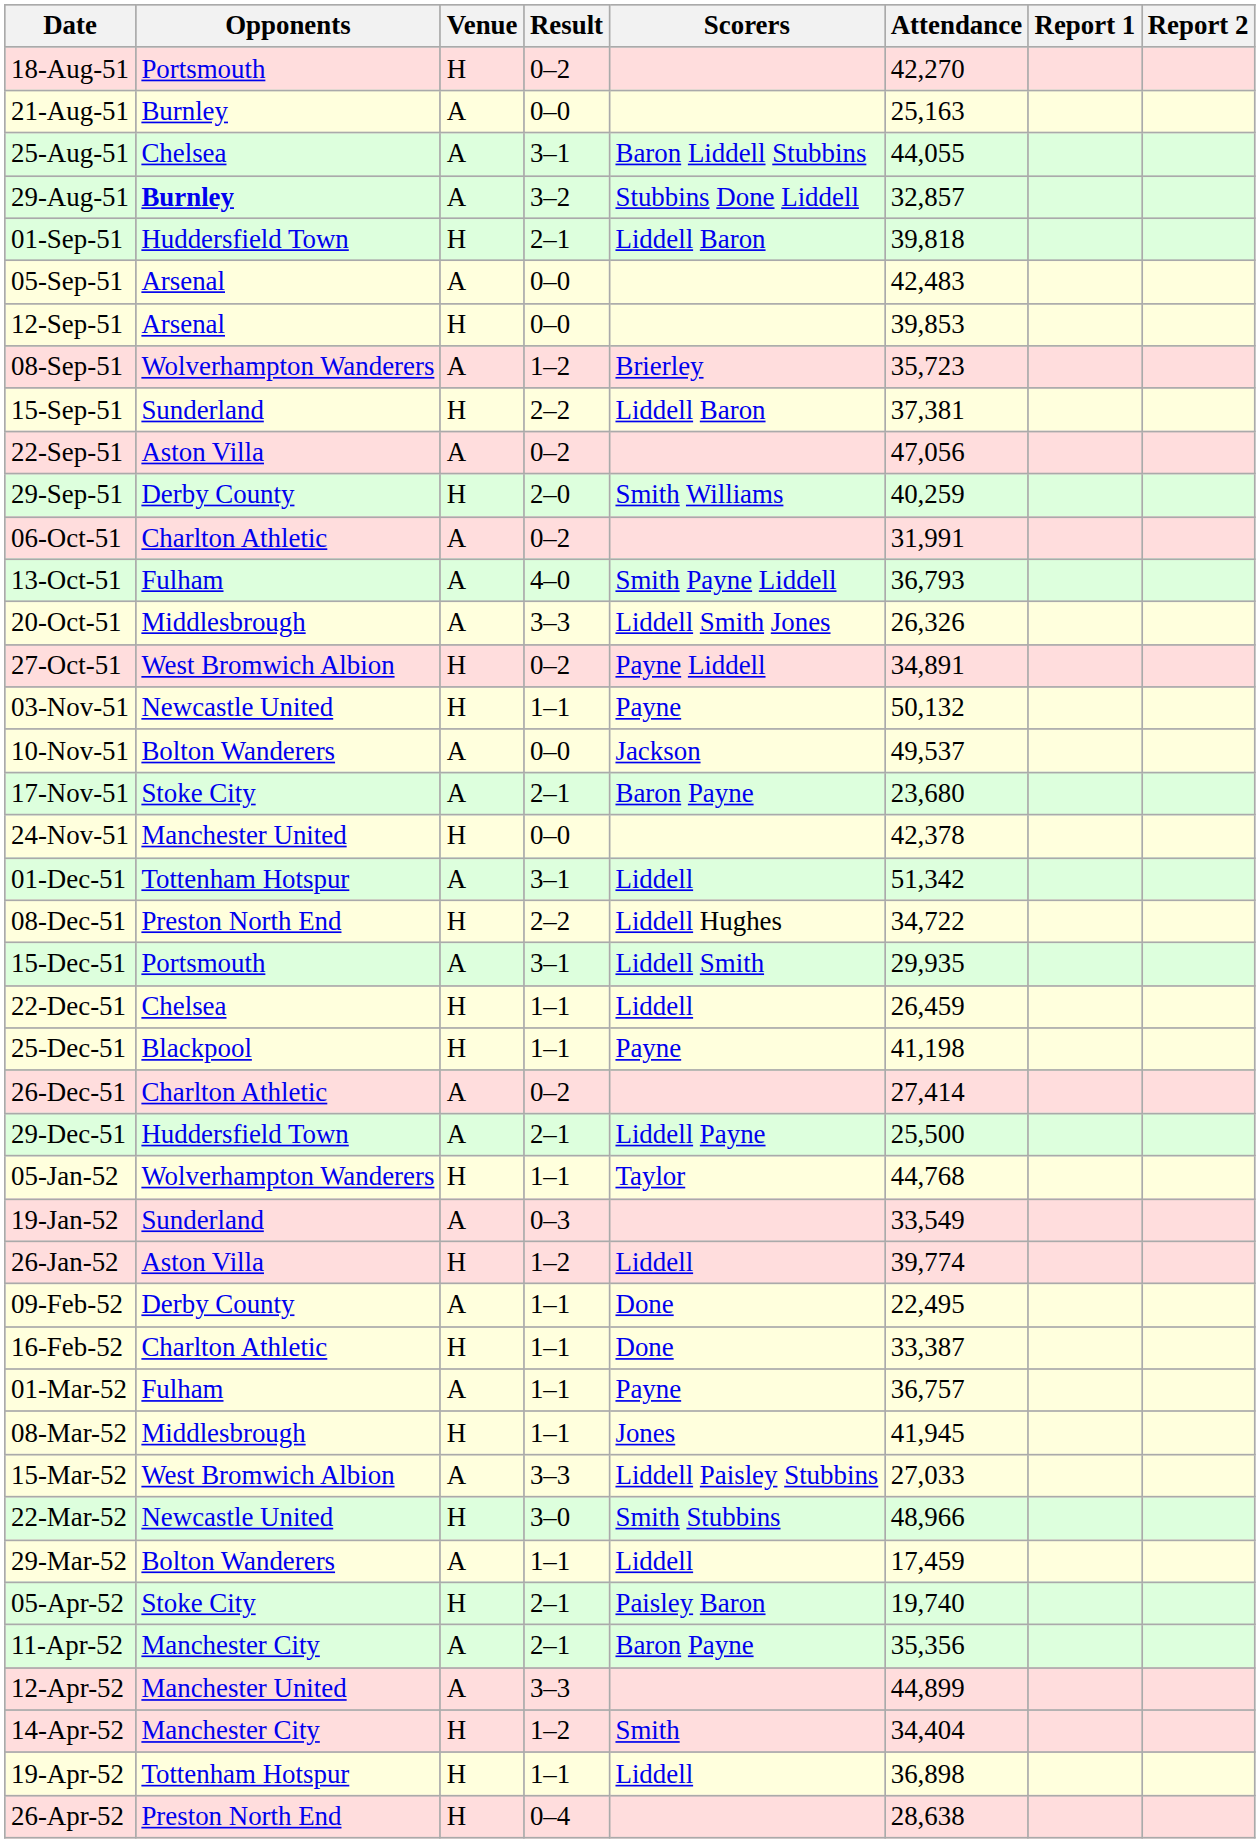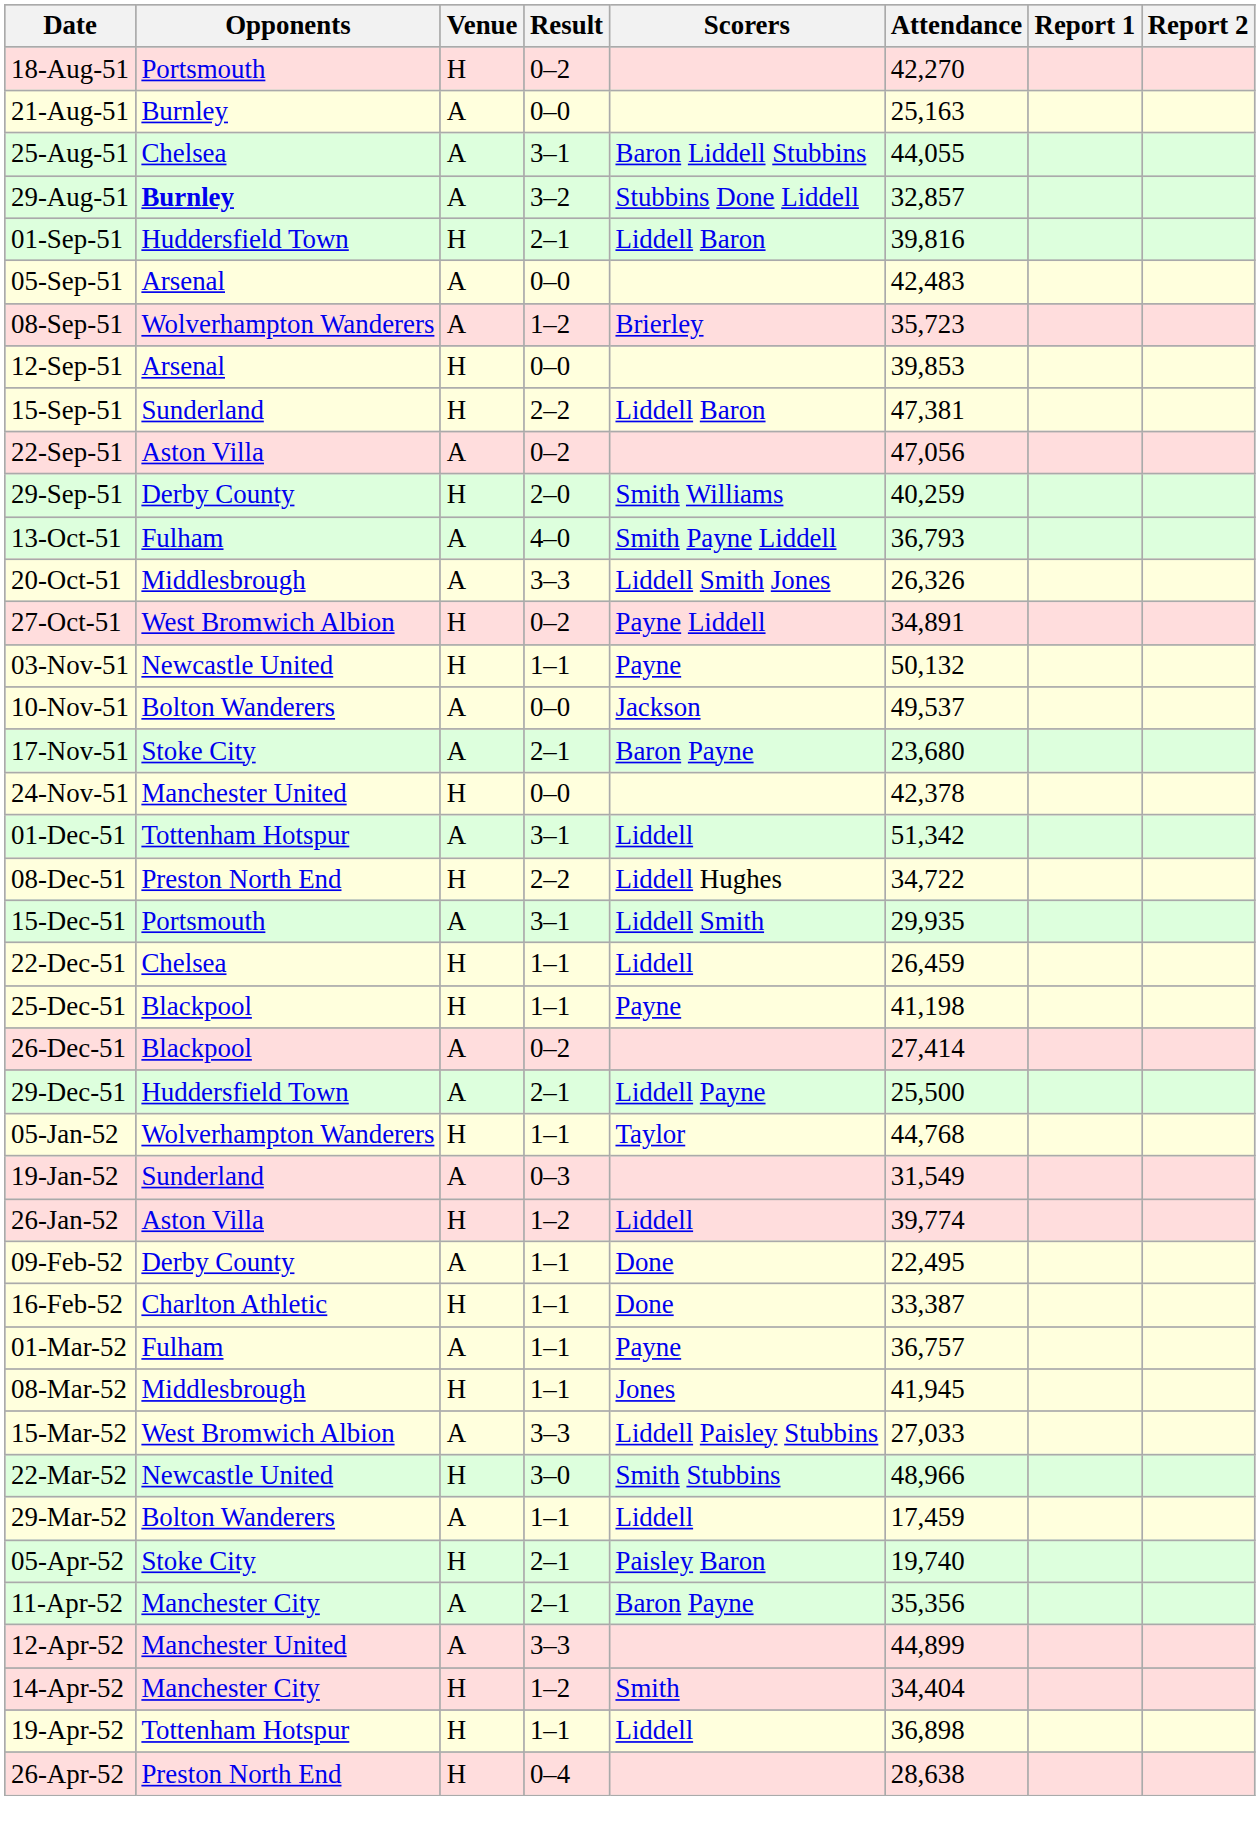(928, 238) 39,818 -> (928, 238) 39,816
rows swapped: (67, 366) <-> (67, 324)
(928, 409) 37,381 -> (928, 409) 47,381
- row: (66, 537)
(234, 1091) Charlton Athletic -> (197, 1048) Blackpool
(928, 1219) 33,549 -> (928, 1176) 31,549
